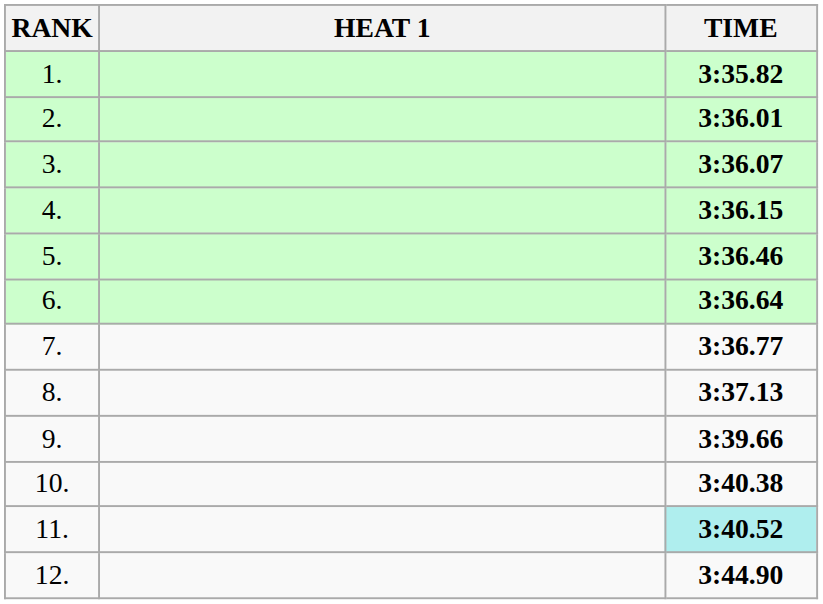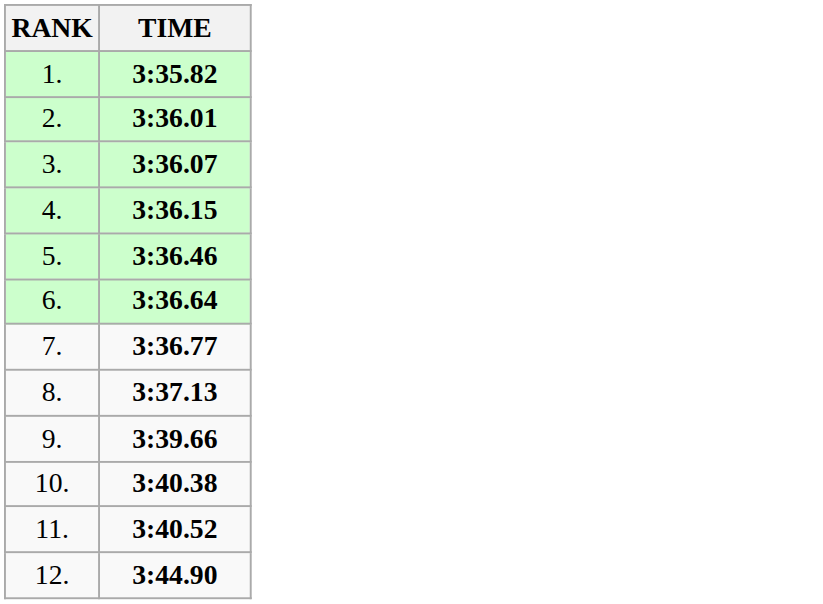- column: (382, 27)
(741, 529) paleturquoise background -> (175, 529) no background
